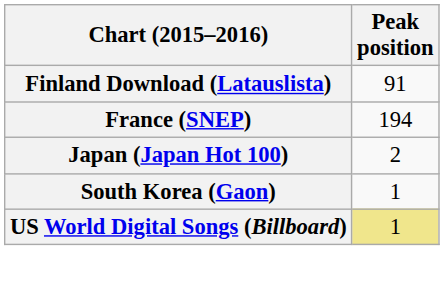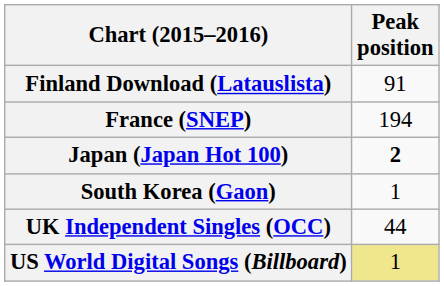(395, 155) normal -> (395, 155) bold
+ row: (178, 226)
